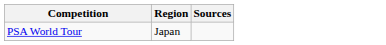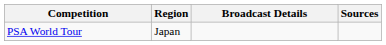+ column: (265, 13)
